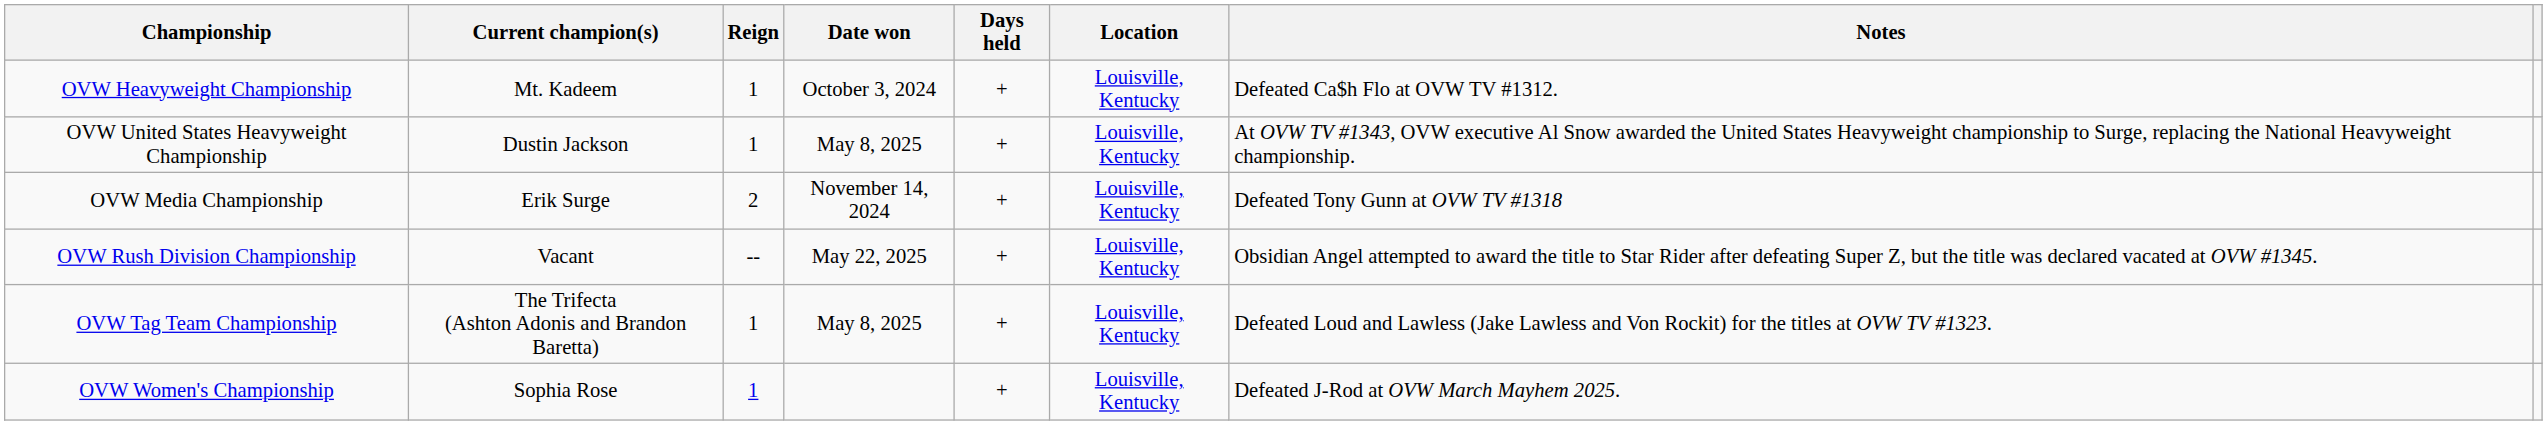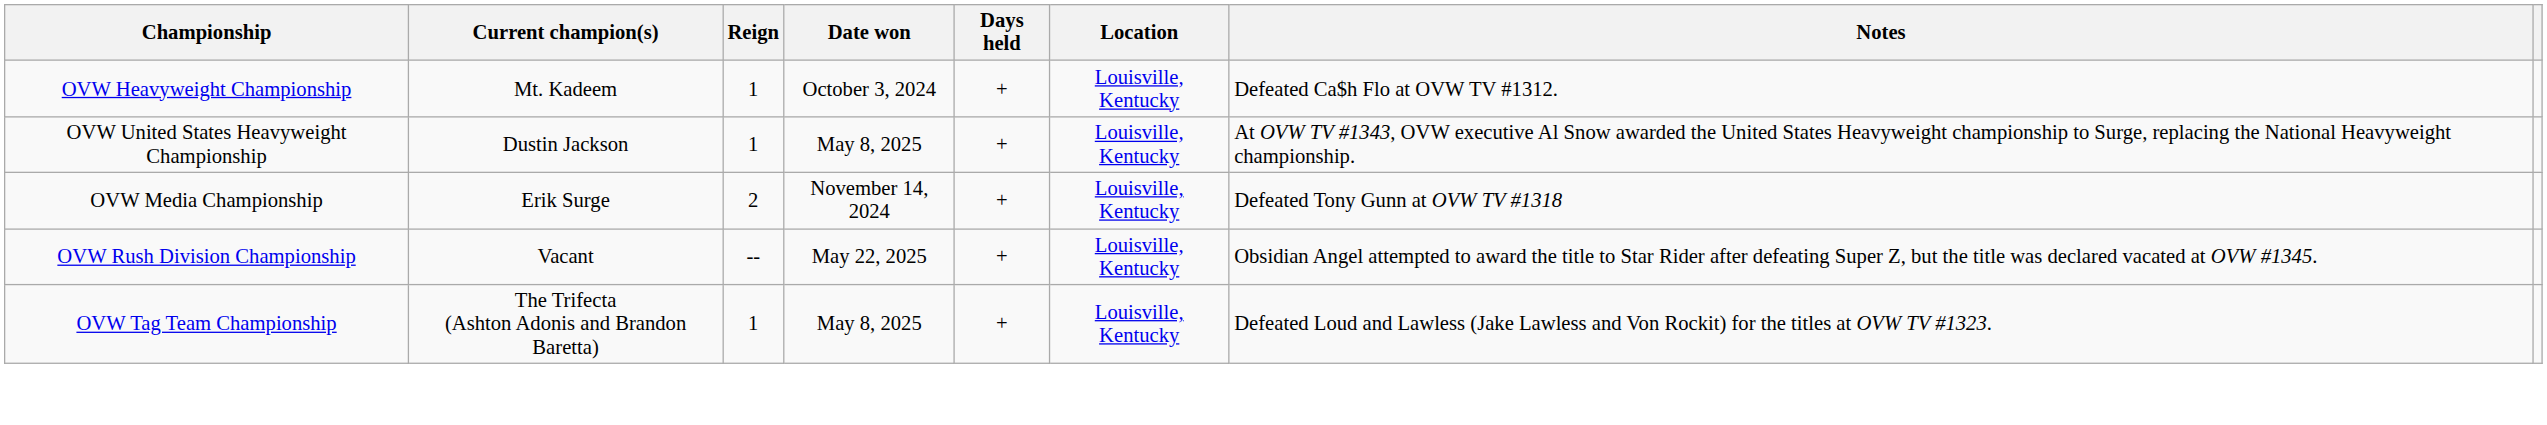- row: (207, 391)
